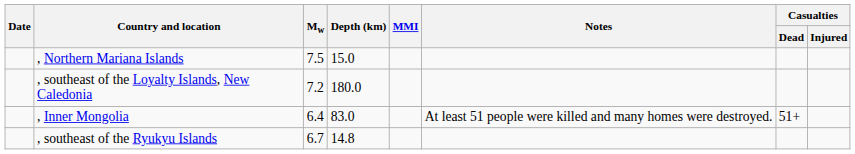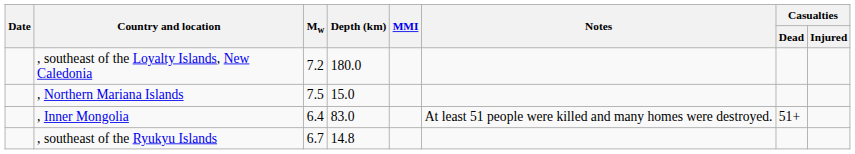rows swapped: (143, 87) <-> (110, 58)
